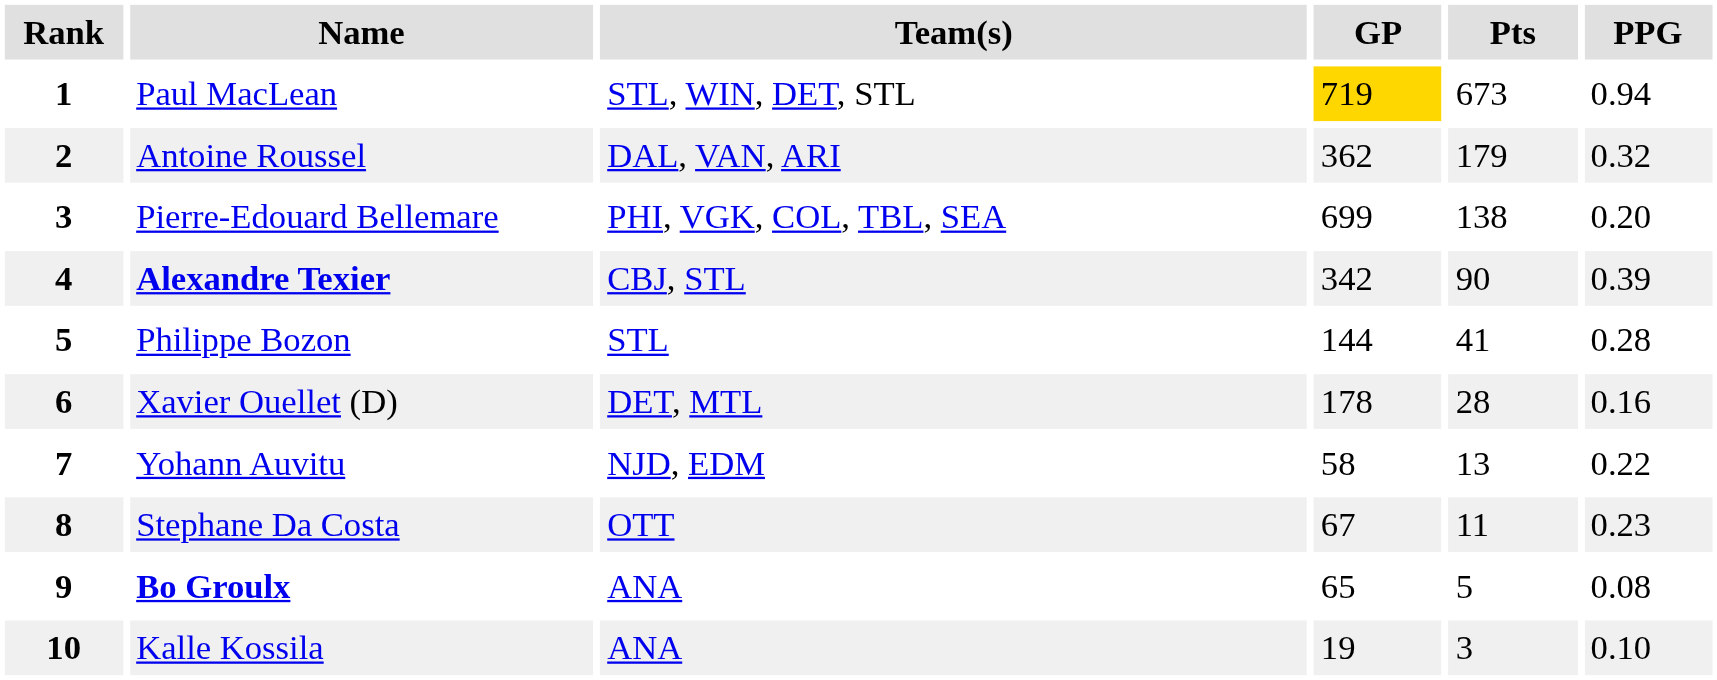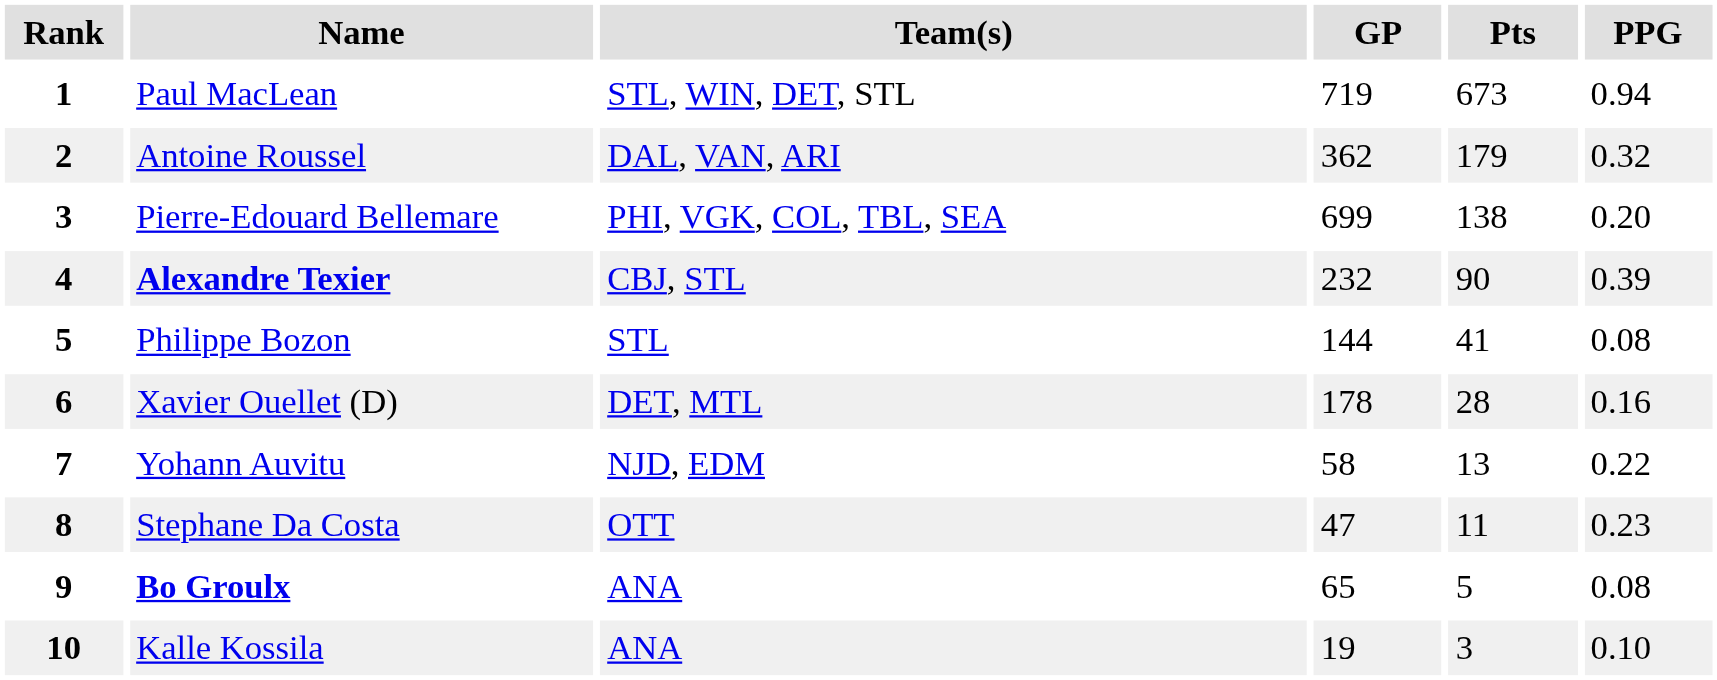(1347, 93) gold background -> (1347, 93) no background
(1347, 277) 342 -> (1347, 277) 232
(1621, 339) 0.28 -> (1621, 339) 0.08
(1338, 524) 67 -> (1338, 524) 47
